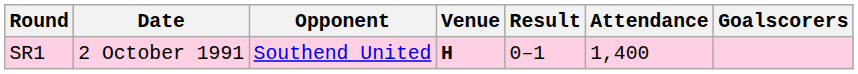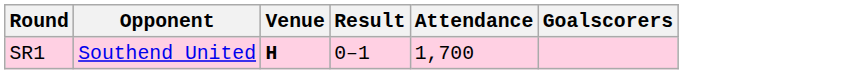- column: (161, 21)
(620, 53) 1,400 -> (444, 53) 1,700
